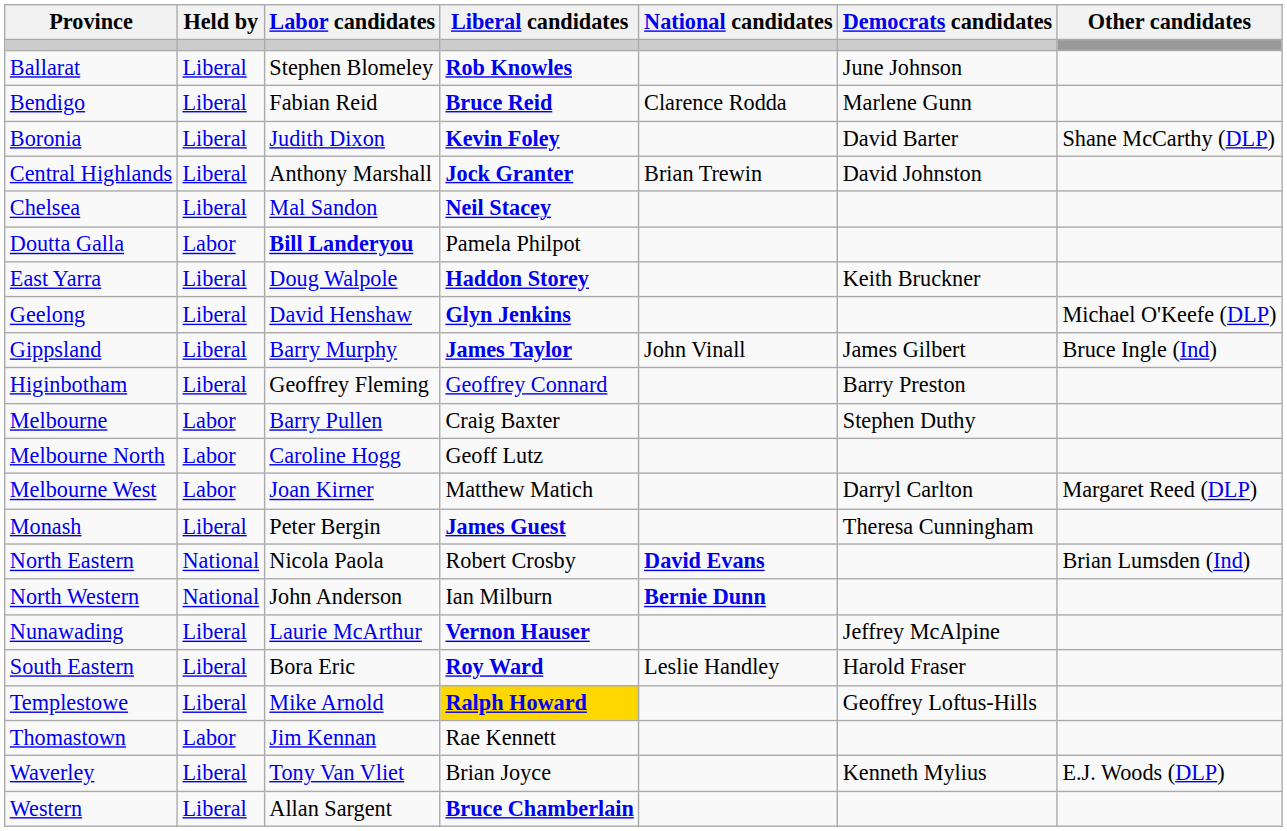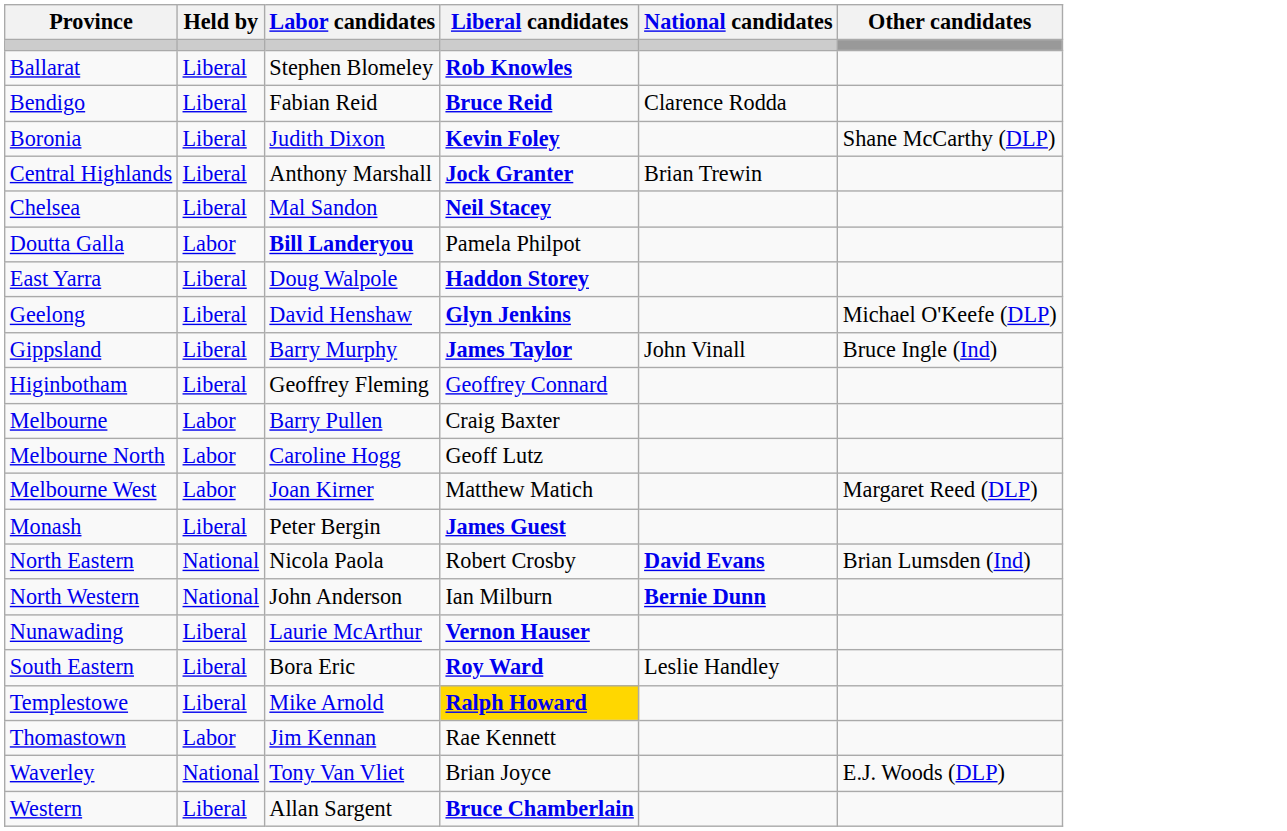- column: (948, 22)
(215, 773) Liberal -> (221, 773) National
